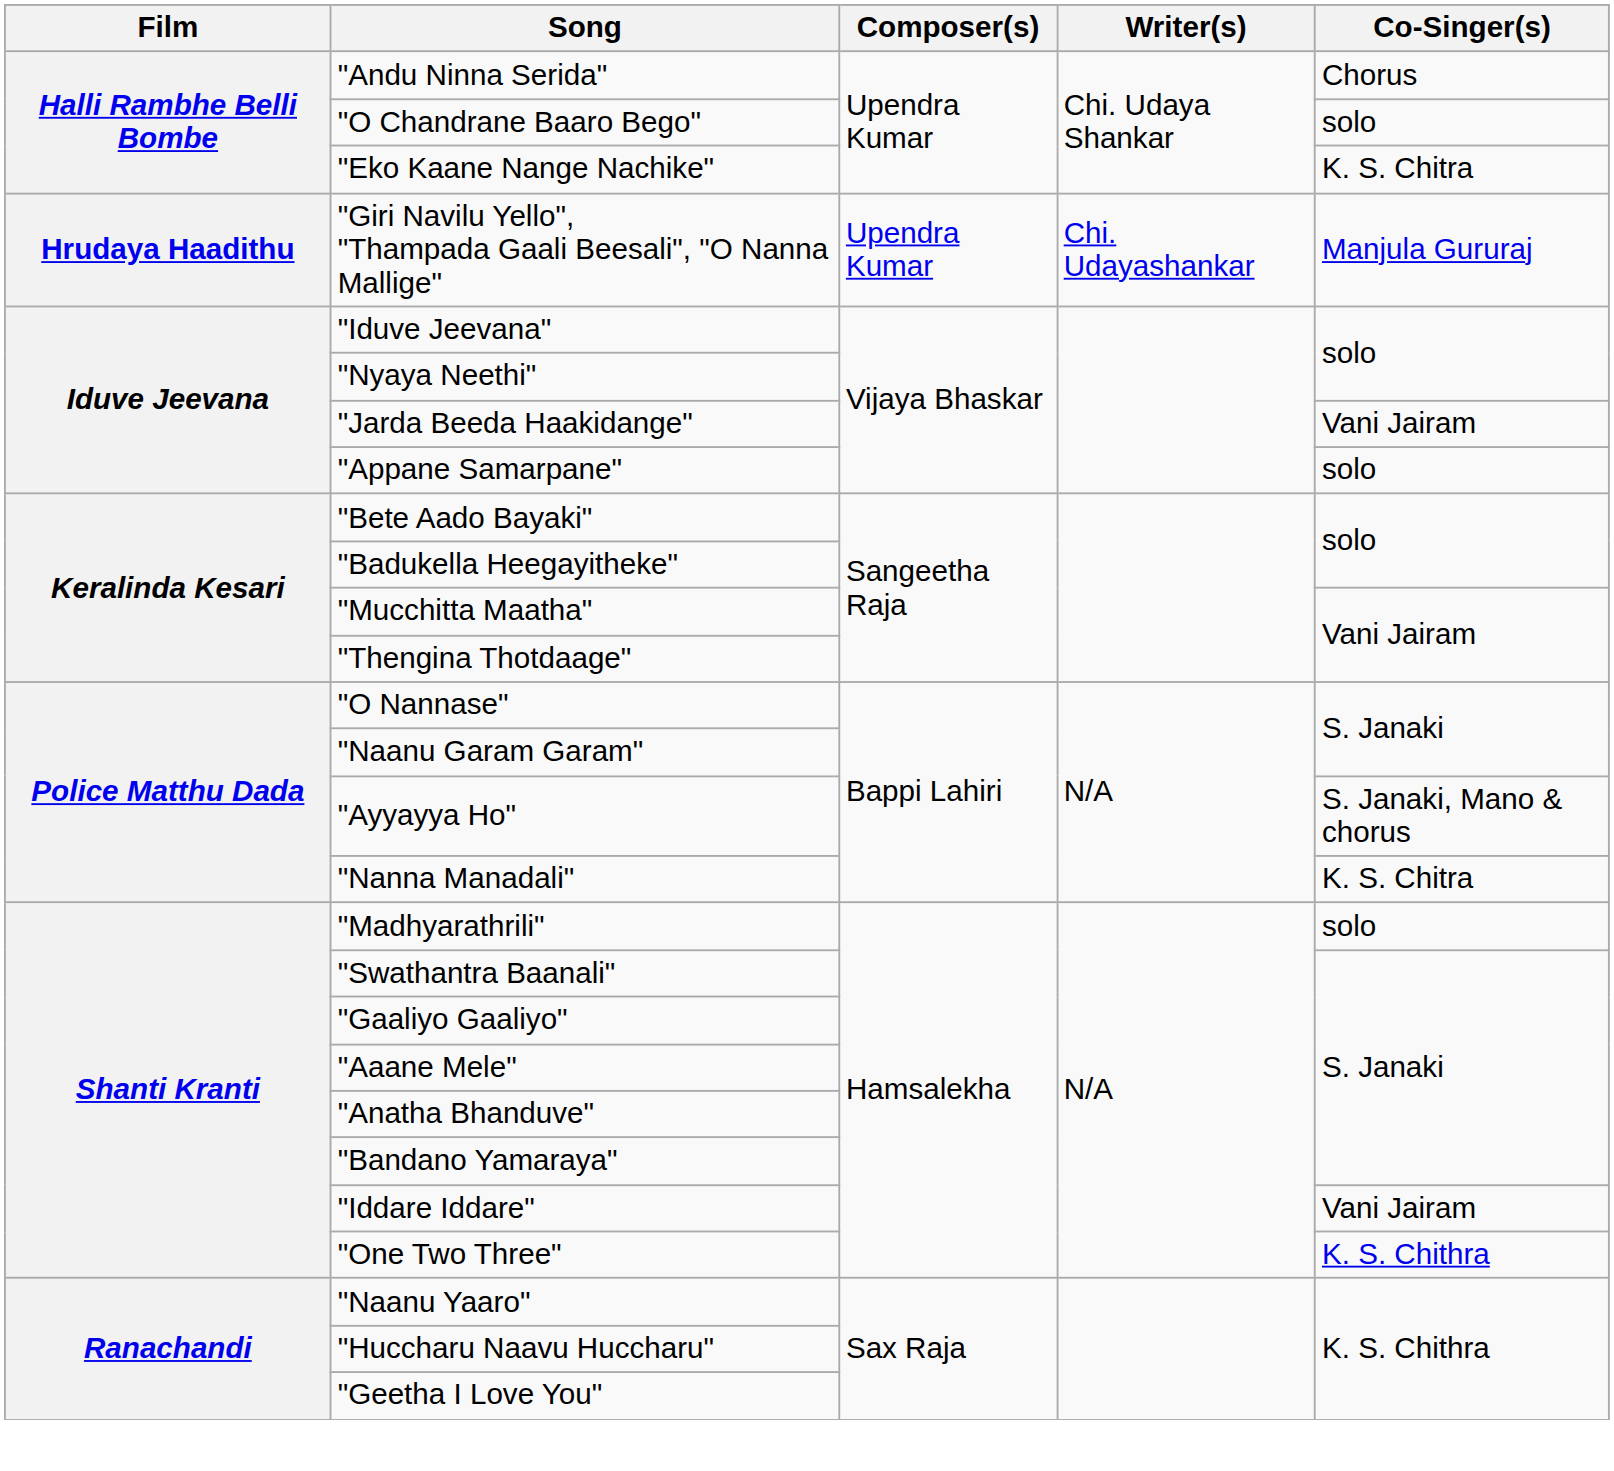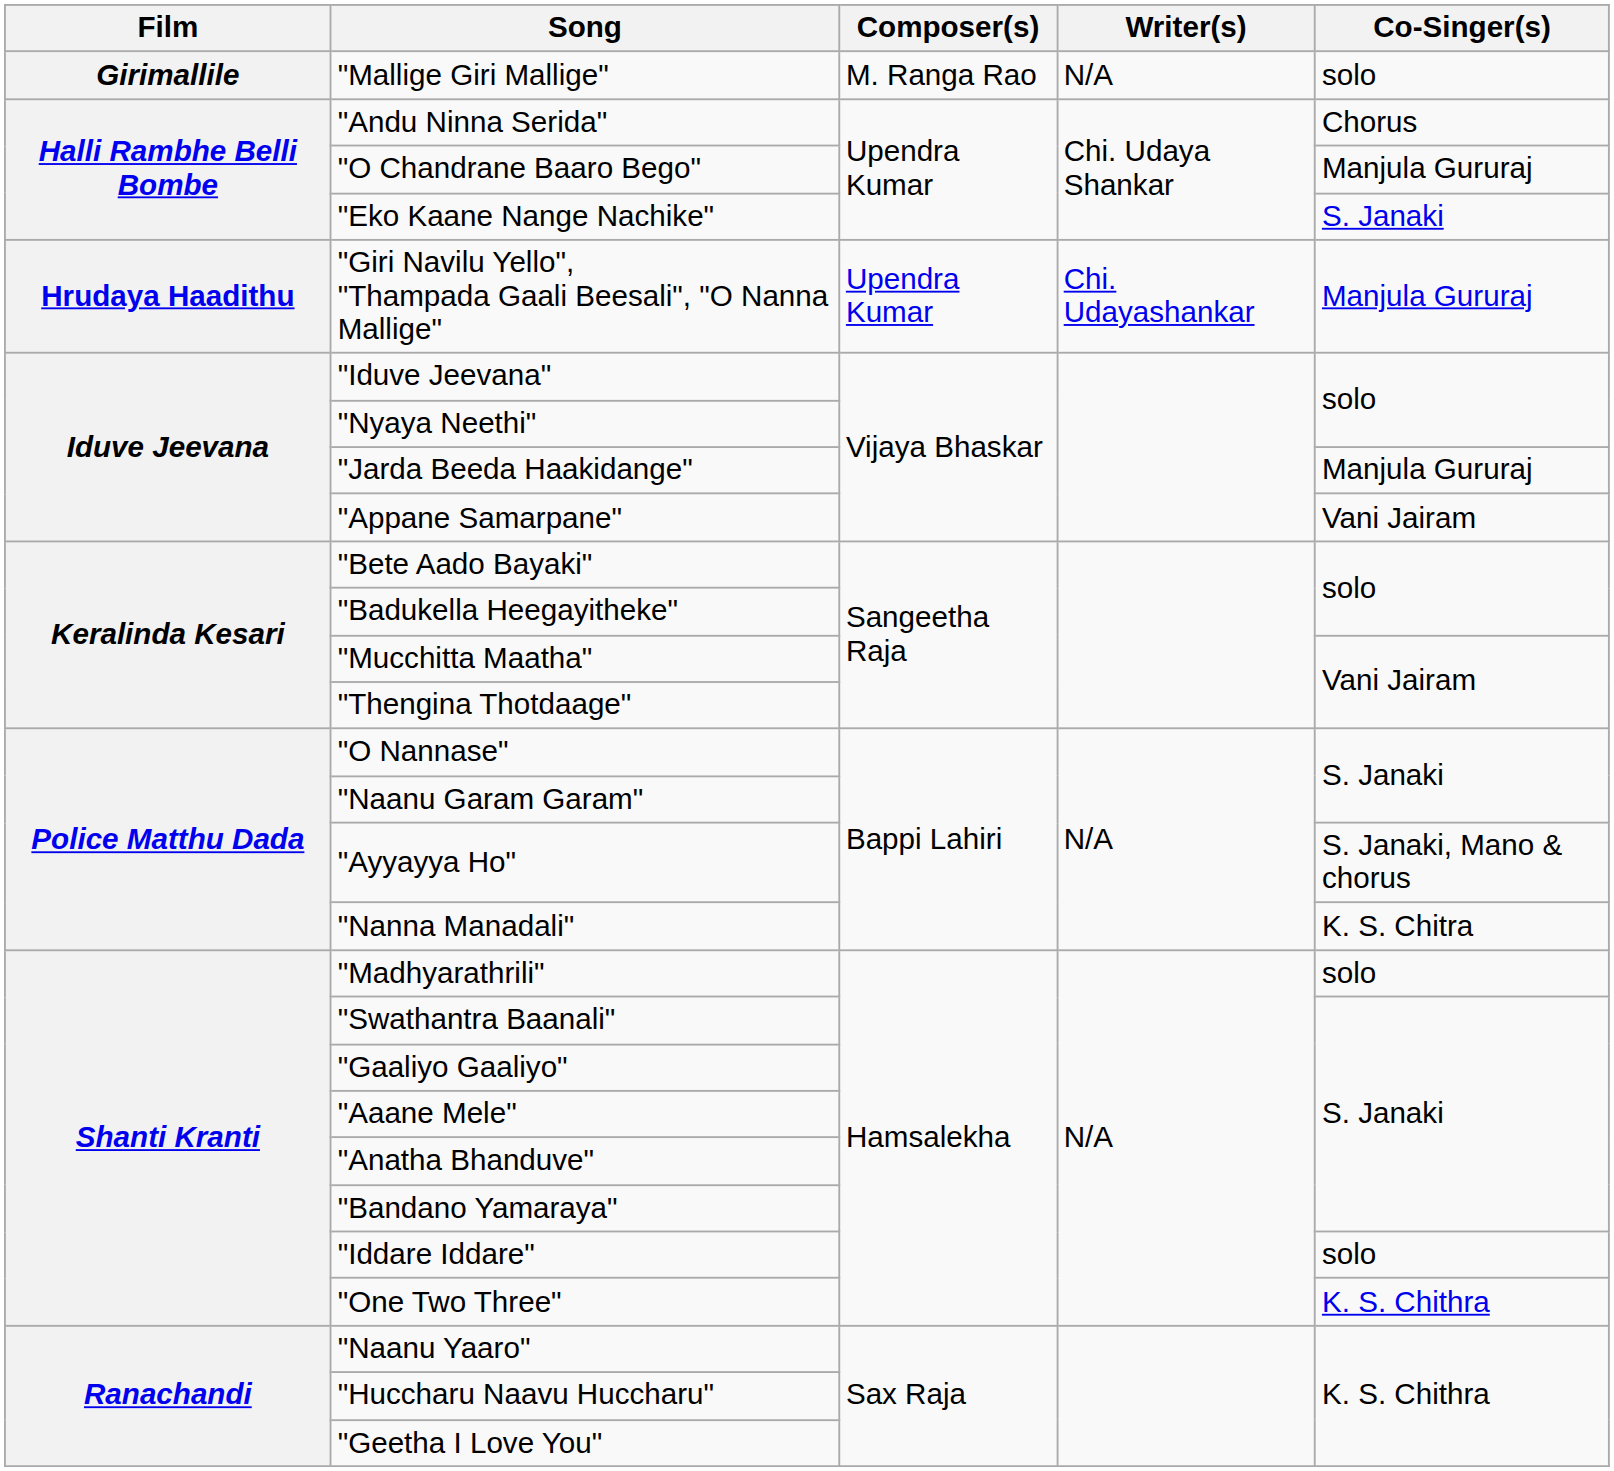+ row: (473, 74)
(1349, 121) solo -> (1427, 168) Manjula Gururaj
(1398, 168) K. S. Chitra -> (1383, 215) S. Janaki
(1399, 423) Vani Jairam -> (1427, 470) Manjula Gururaj
(1349, 470) solo -> (1399, 517) Vani Jairam
(1399, 1207) Vani Jairam -> (1349, 1254) solo
